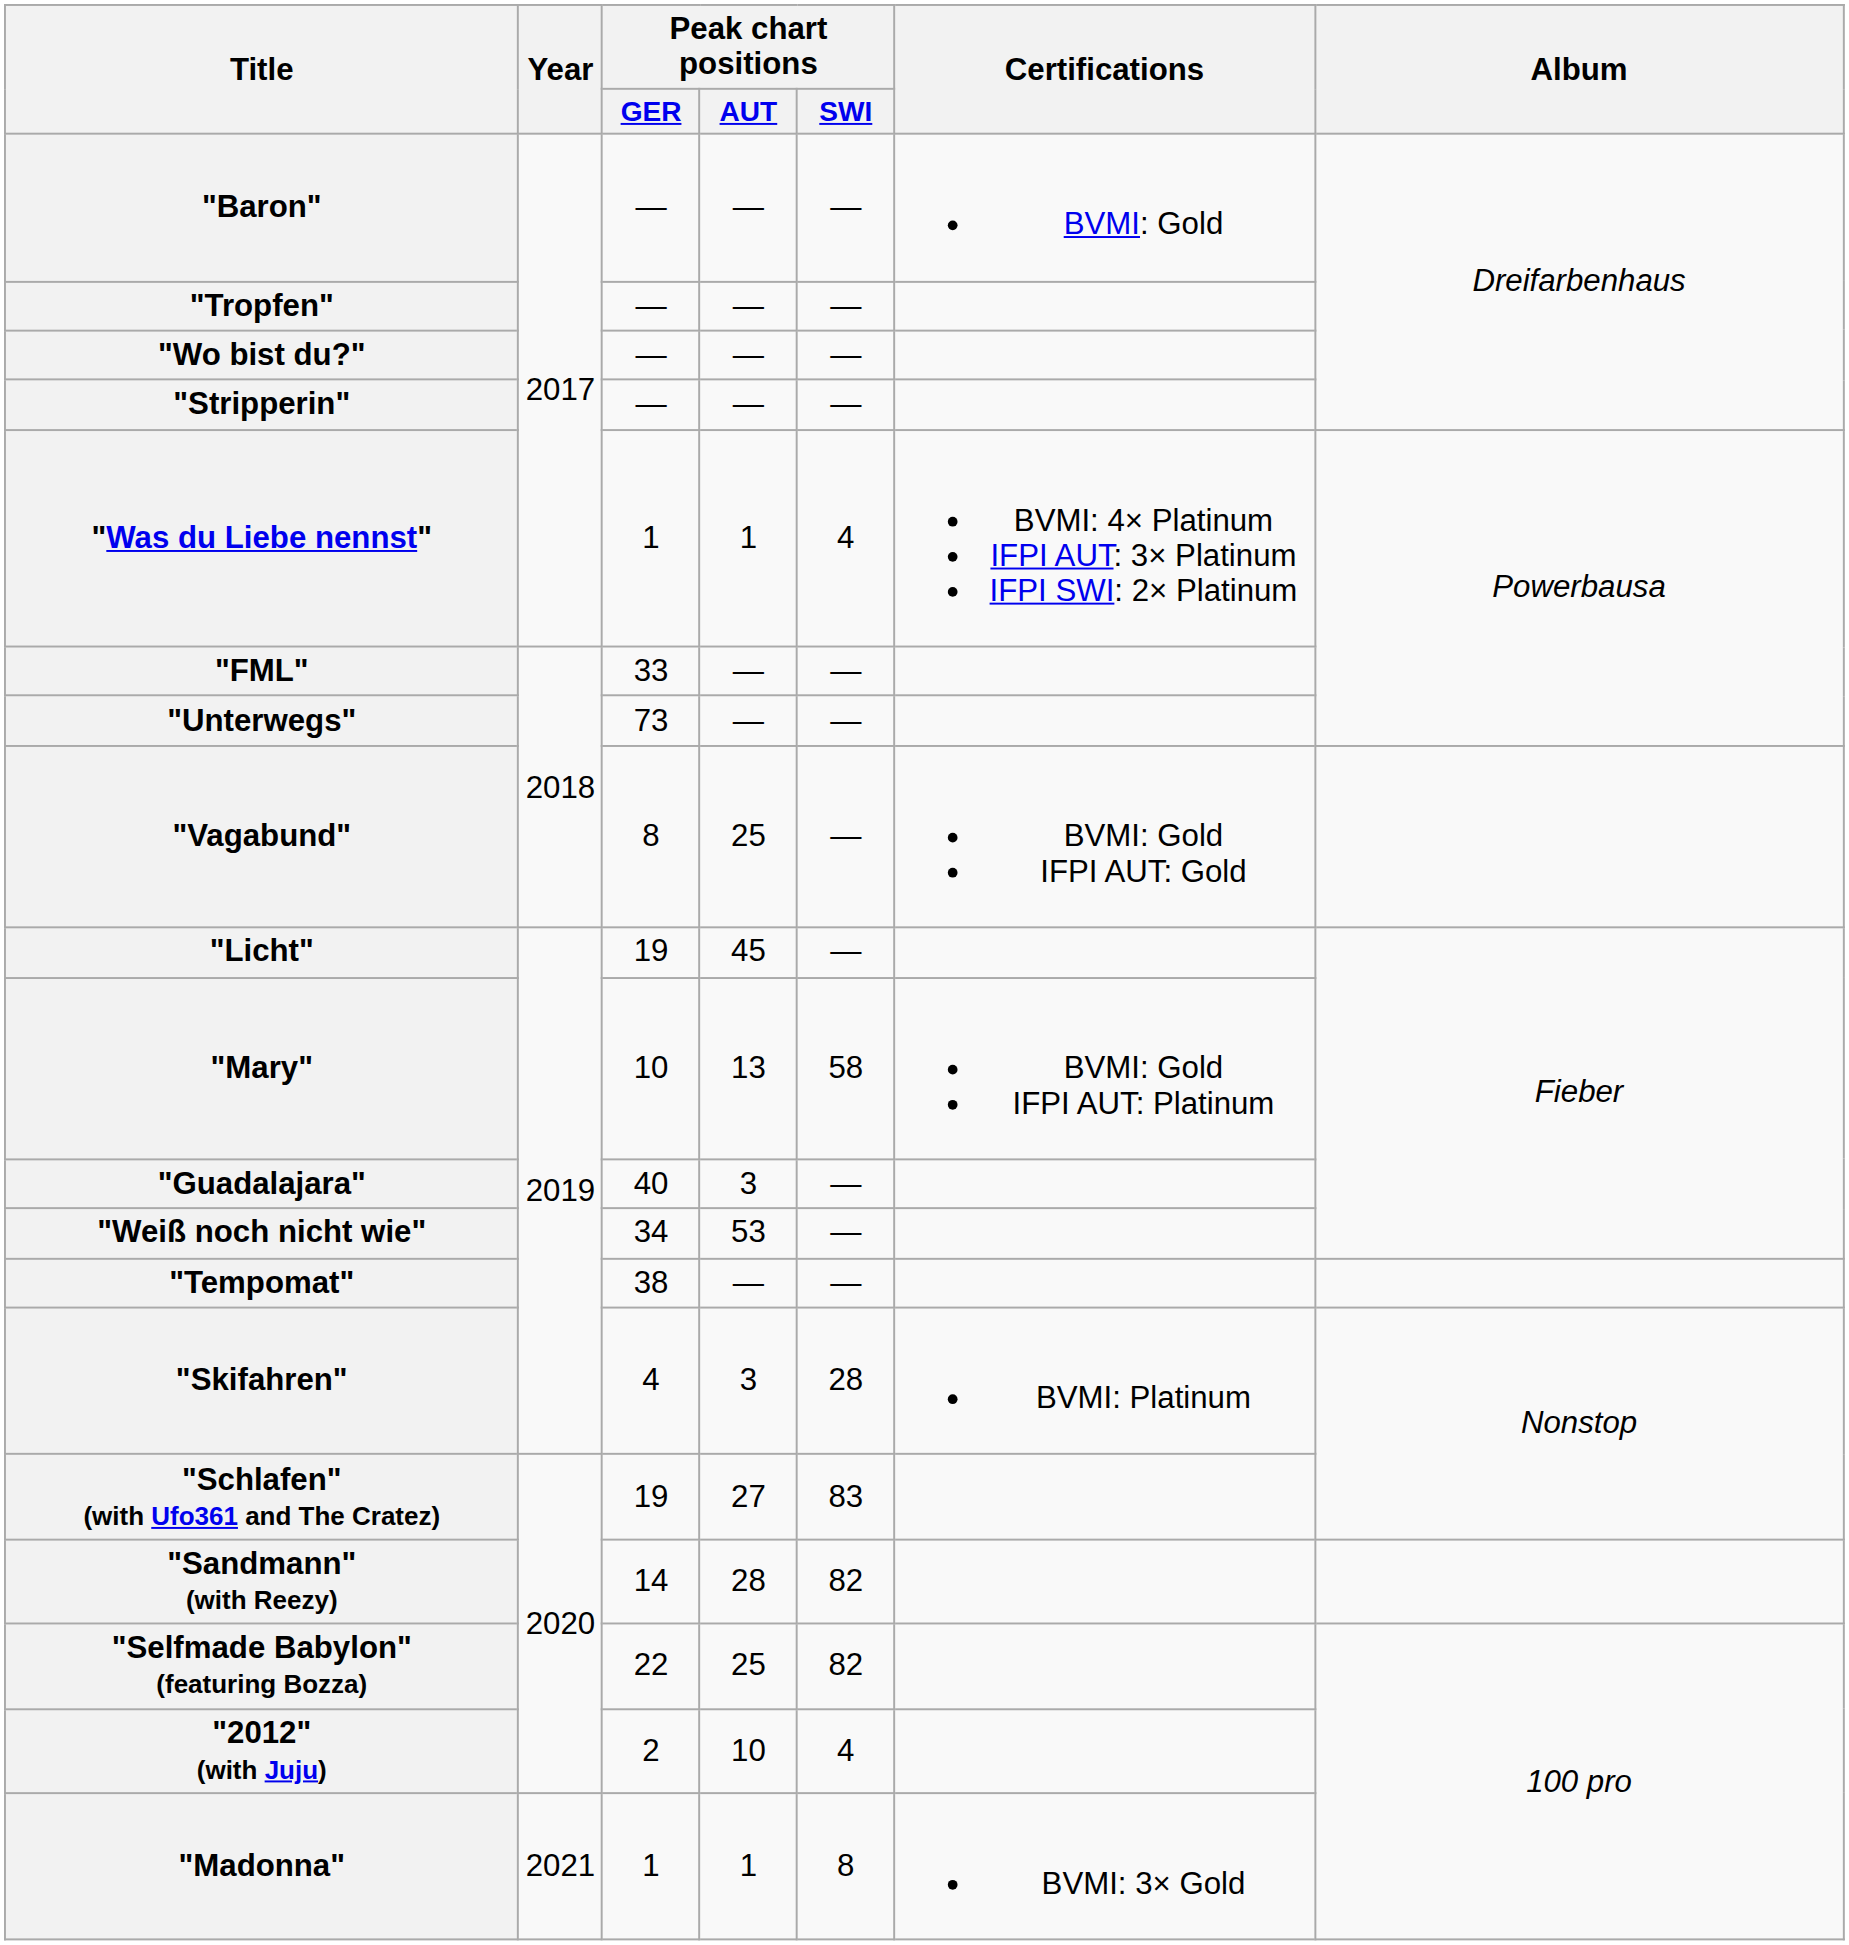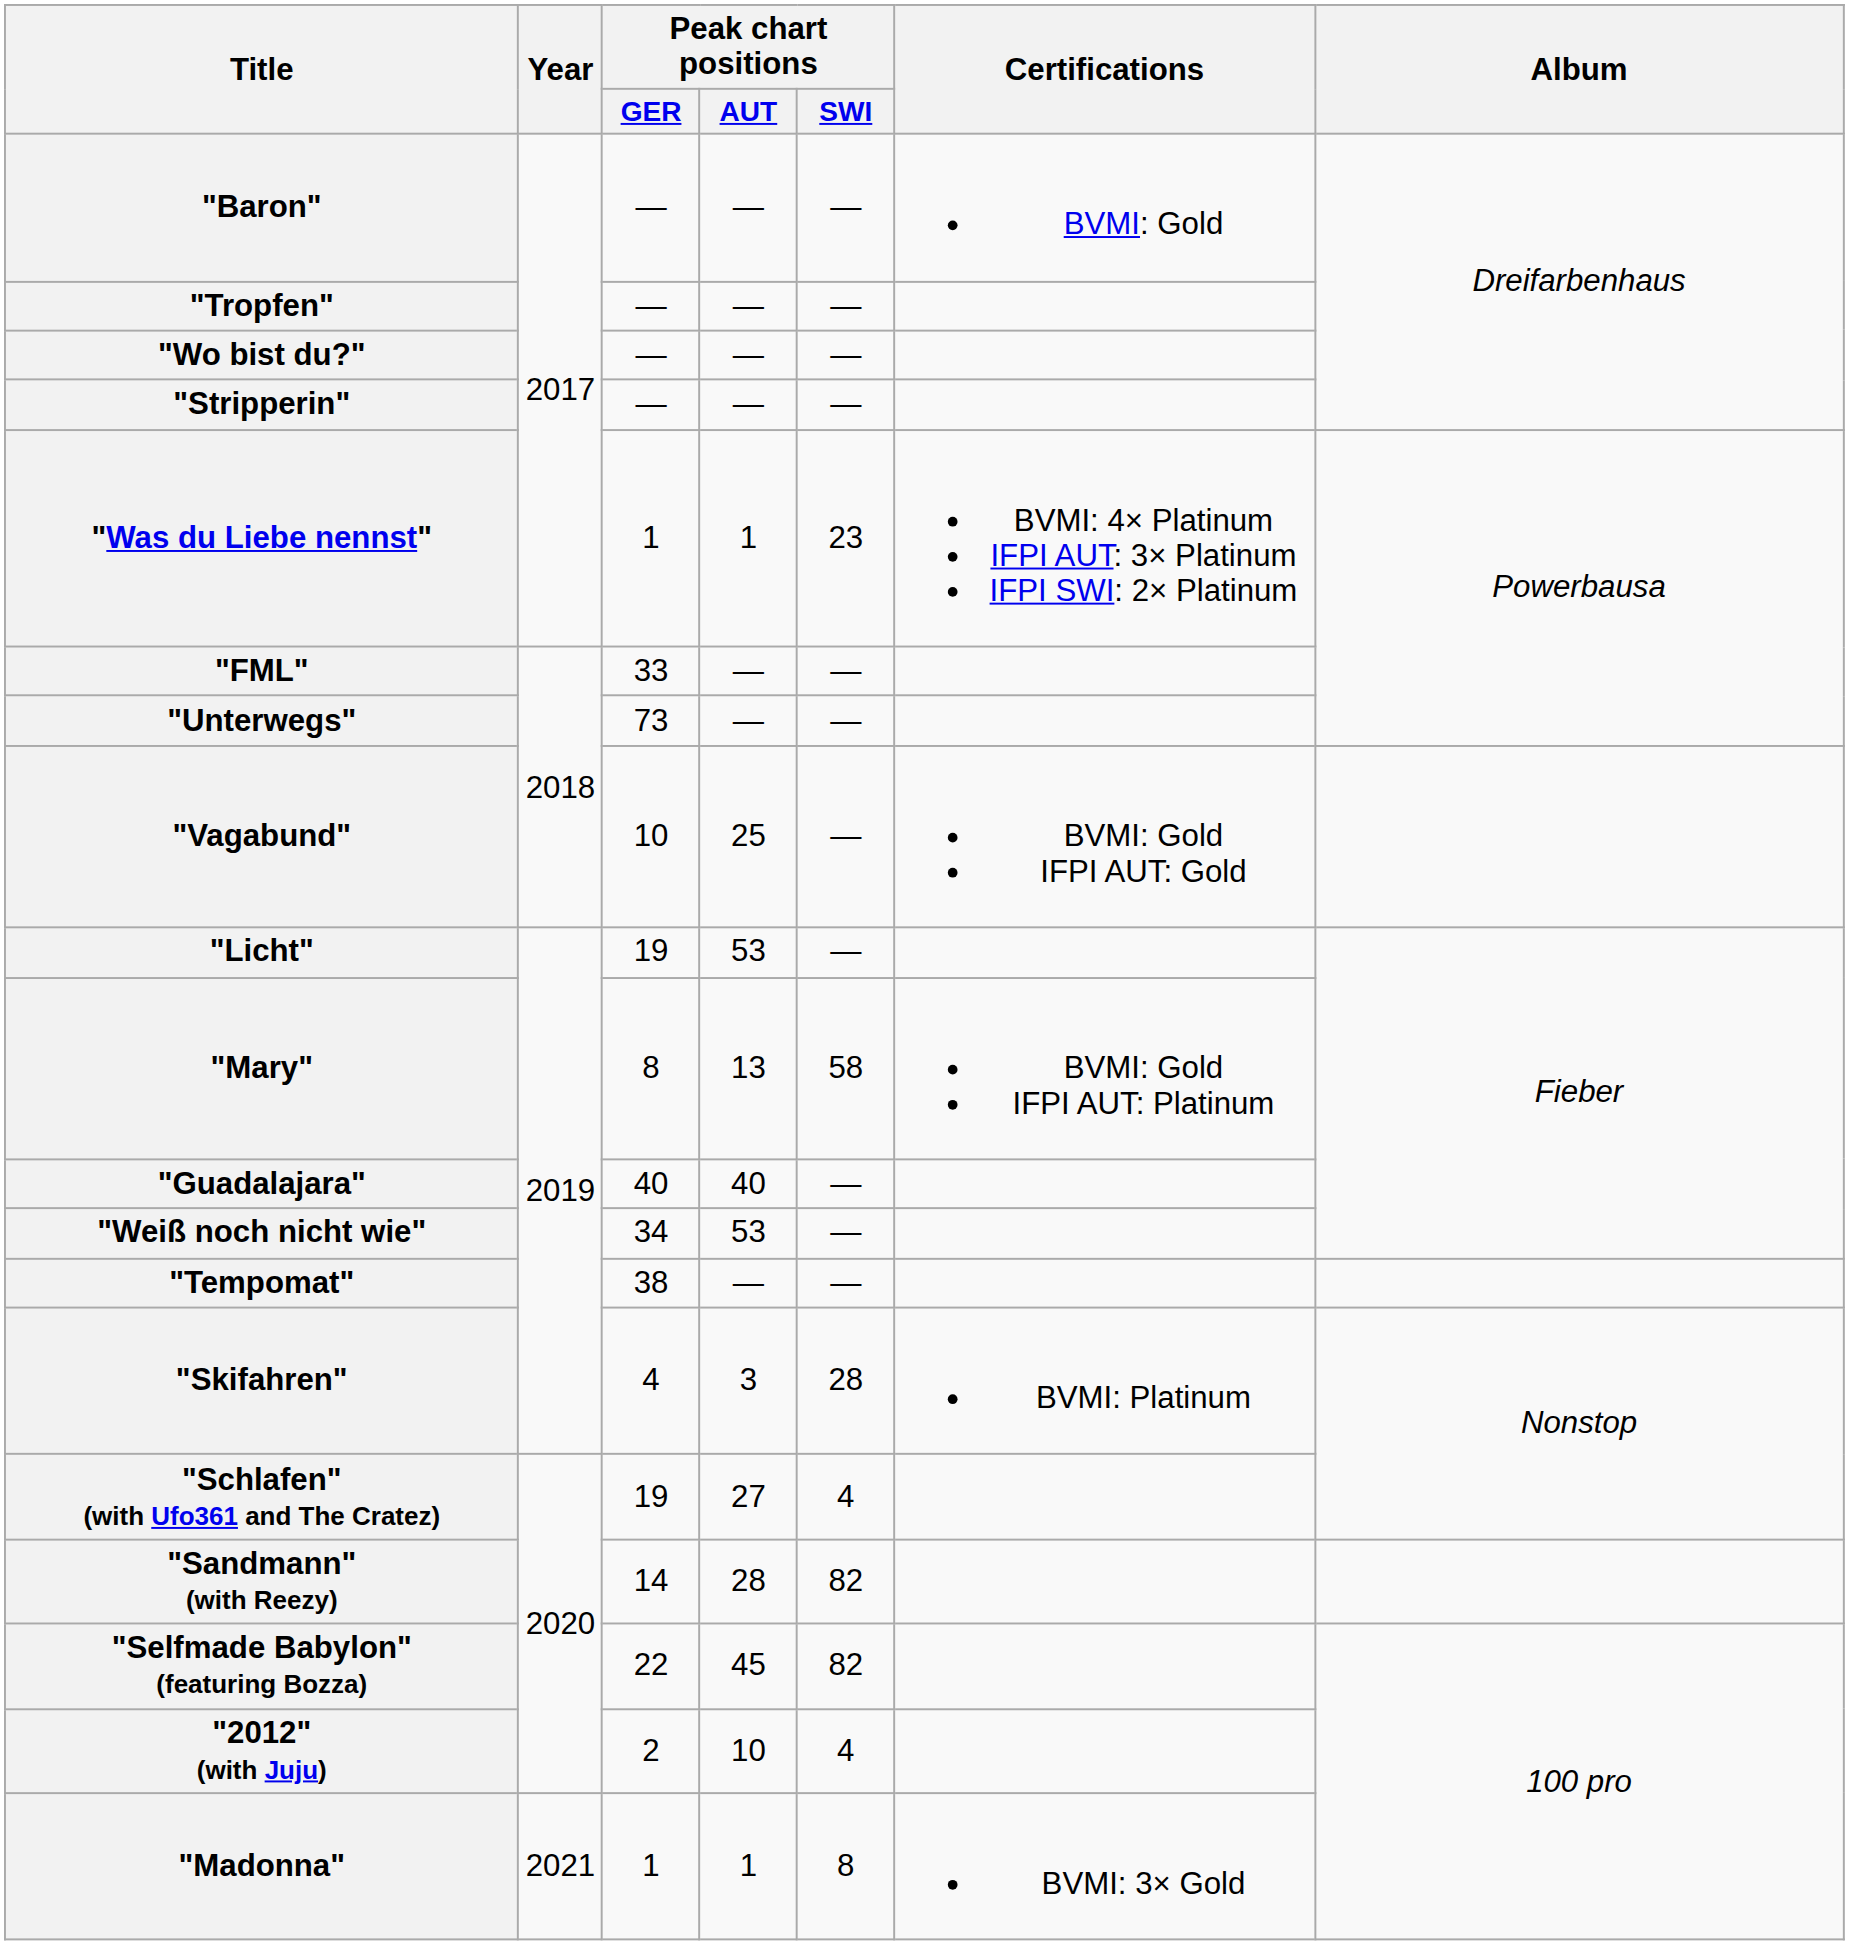(846, 537) 4 -> (846, 537) 23
(651, 836) 8 -> (651, 836) 10
(748, 951) 45 -> (748, 951) 53
(651, 1067) 10 -> (651, 1067) 8
(748, 1183) 3 -> (748, 1183) 40
(846, 1496) 83 -> (846, 1496) 4
(748, 1665) 25 -> (748, 1665) 45
